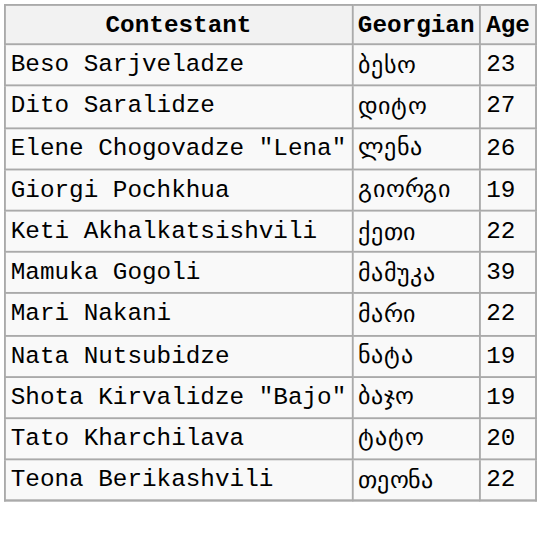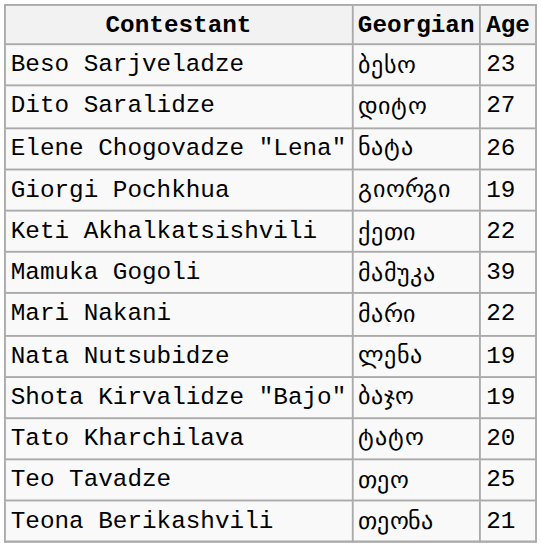(391, 149) ლენა -> (386, 149) ნატა
(386, 357) ნატა -> (391, 357) ლენა
+ row: (91, 480)
(501, 480) 22 -> (501, 522) 21
